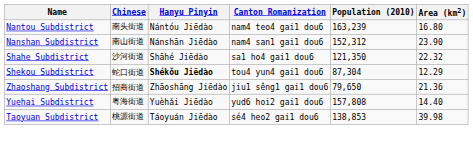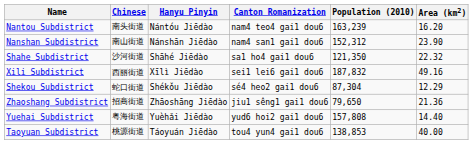(431, 27) 16.80 -> (431, 27) 16.20
+ row: (45, 72)
(181, 72) bold -> (181, 87) normal
(277, 72) tou4 yun4 gai1 dou6 -> (275, 87) sé4 heo2 gai1 dou6
(275, 117) sé4 heo2 gai1 dou6 -> (277, 132) tou4 yun4 gai1 dou6
(431, 117) 39.98 -> (431, 132) 40.00
